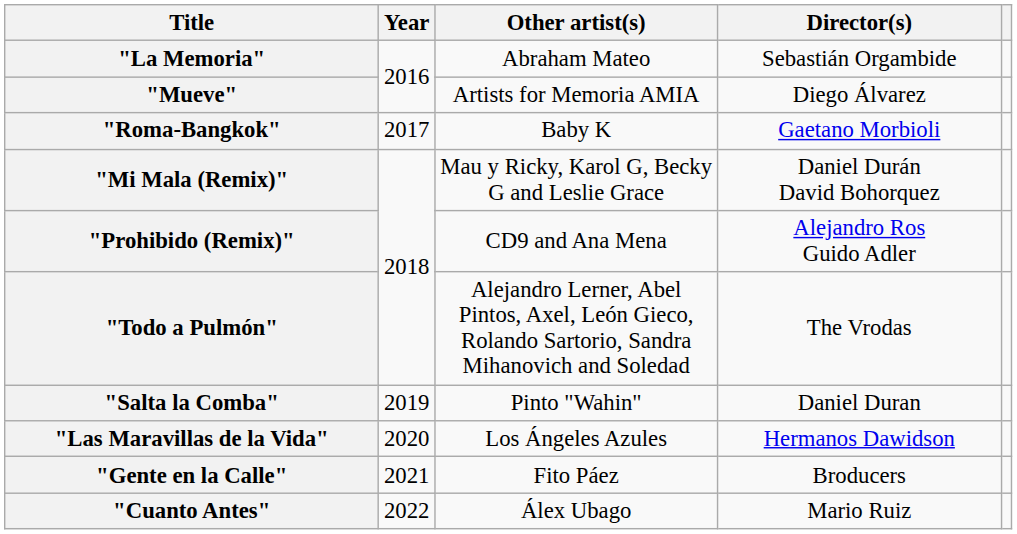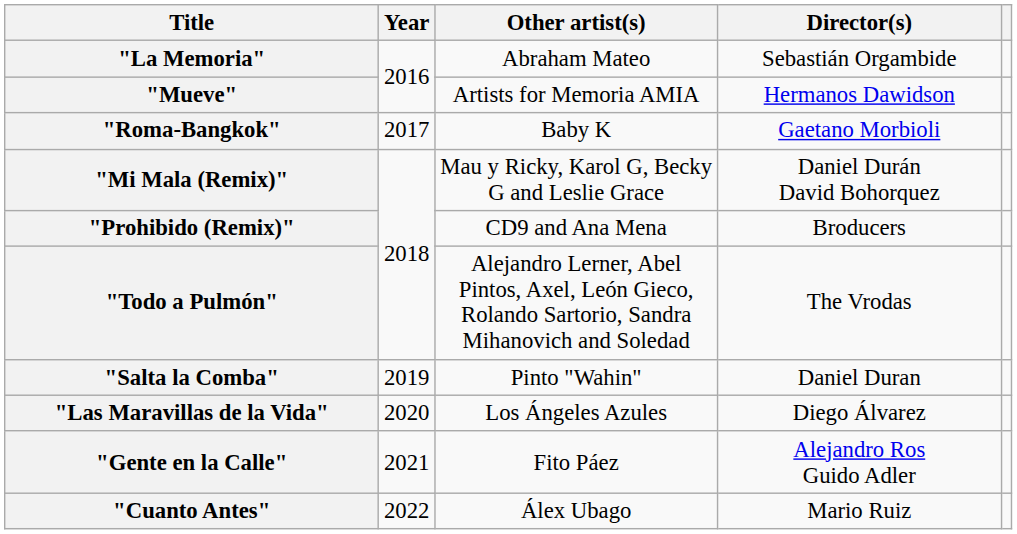(859, 94) Diego Álvarez -> (859, 94) Hermanos Dawidson
(859, 241) Alejandro Ros Guido Adler -> (859, 228) Broducers
(859, 438) Hermanos Dawidson -> (859, 413) Diego Álvarez
(859, 474) Broducers -> (859, 461) Alejandro Ros Guido Adler
